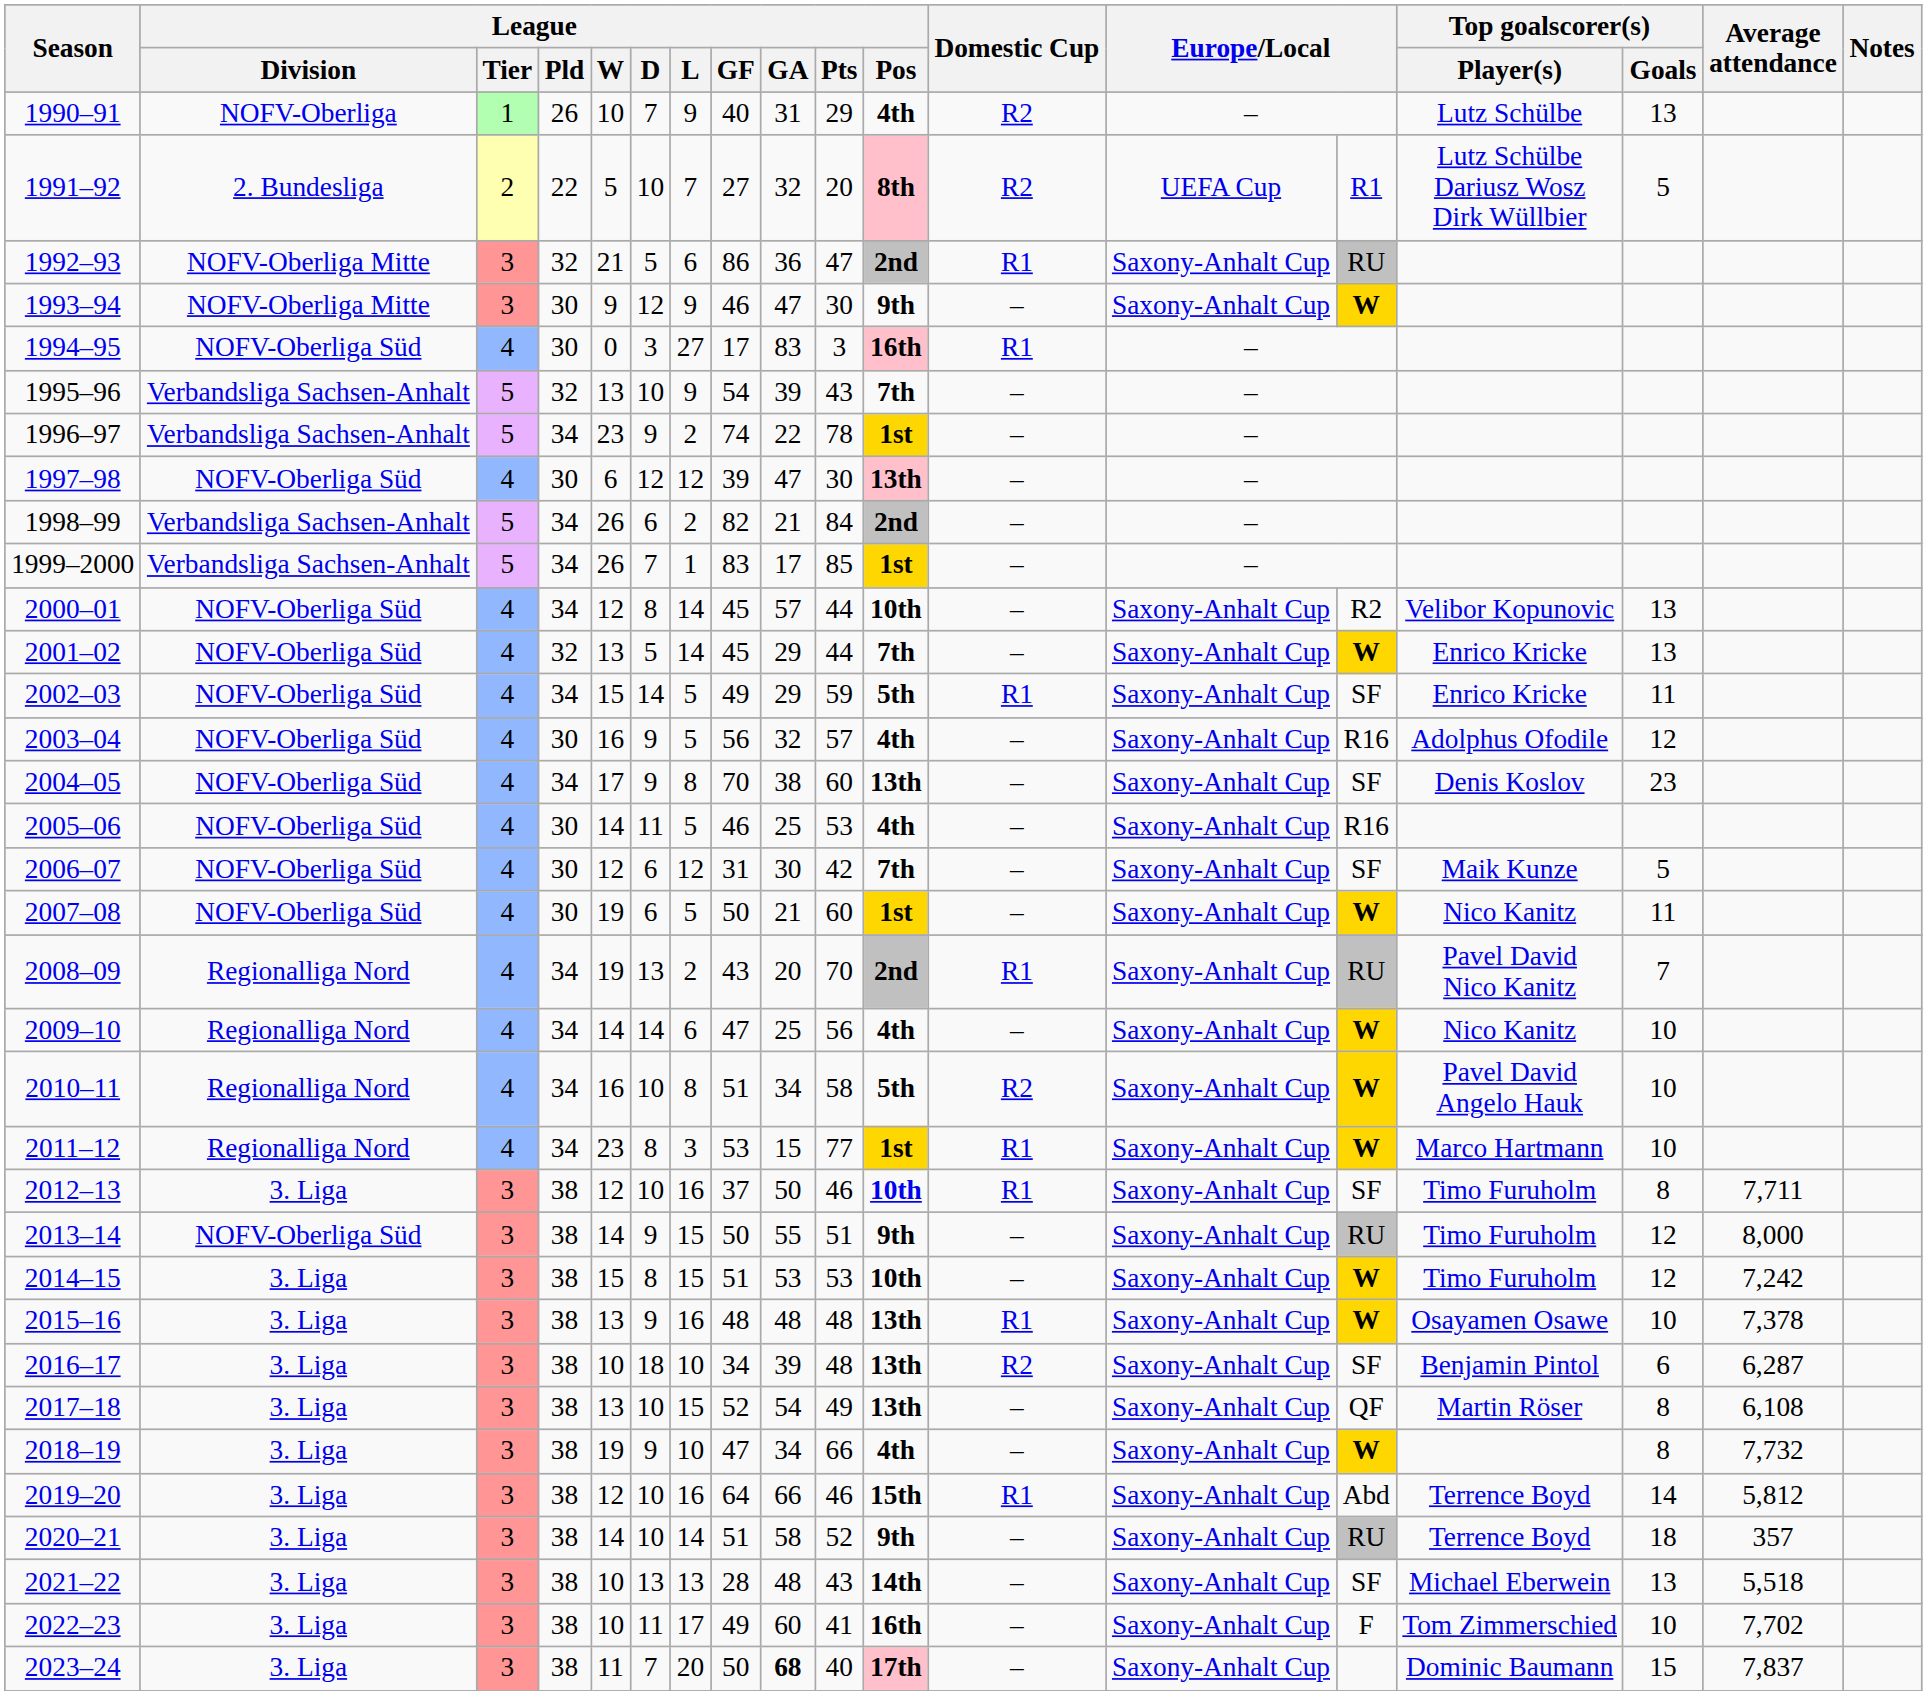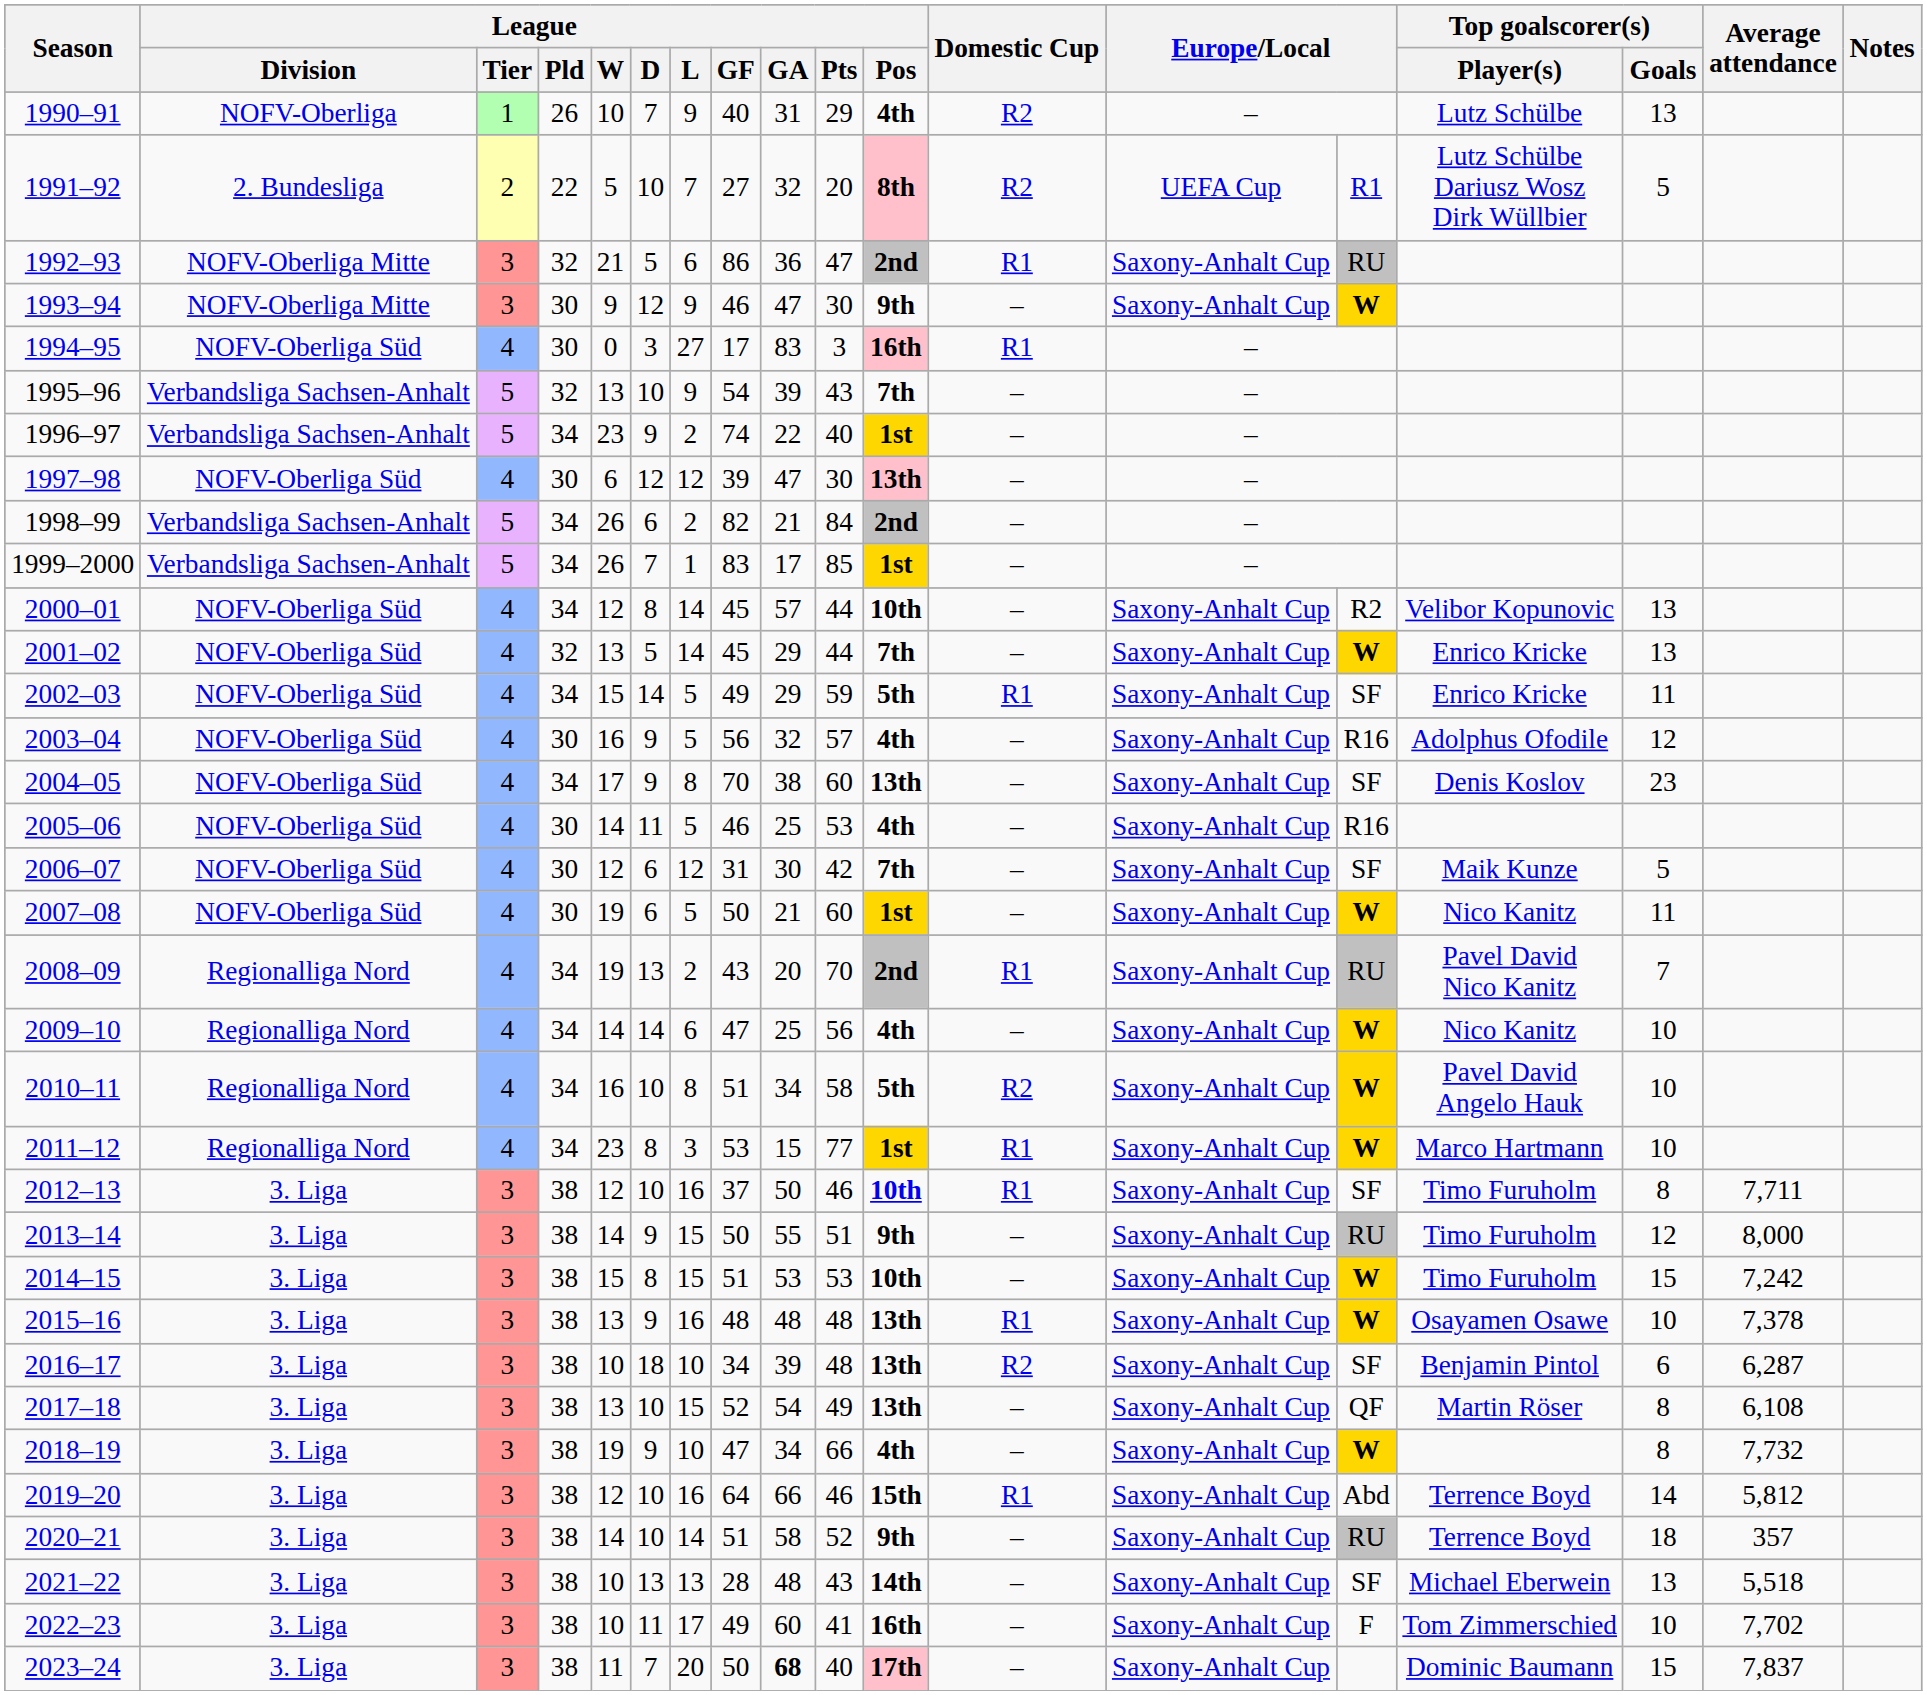(839, 434) 78 -> (839, 434) 40
(308, 1234) NOFV-Oberliga Süd -> (308, 1234) 3. Liga
(1663, 1277) 12 -> (1663, 1277) 15
